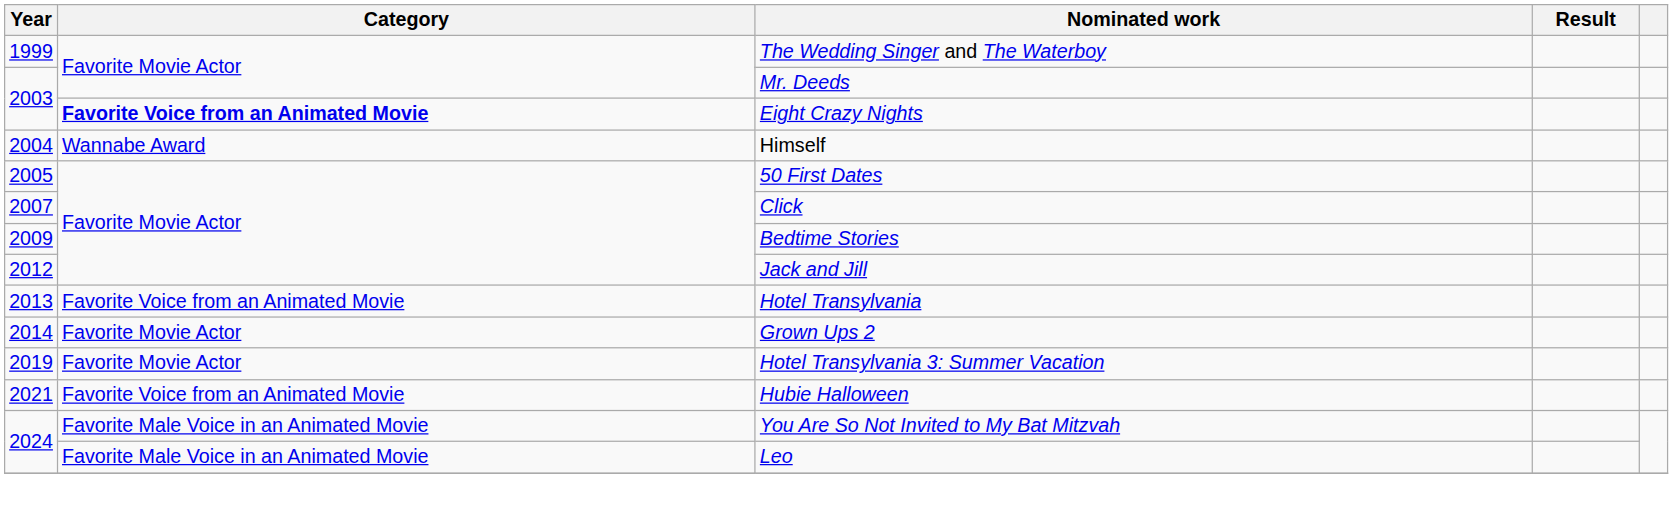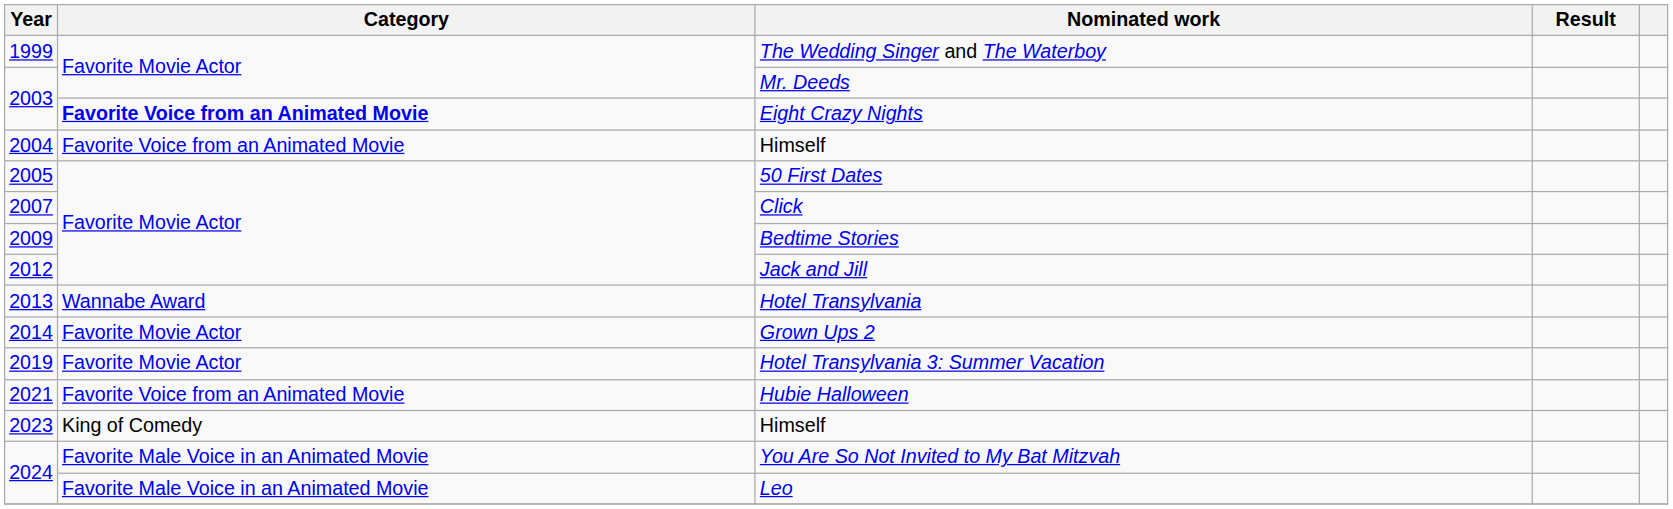(134, 144) Wannabe Award -> (233, 144) Favorite Voice from an Animated Movie
(233, 301) Favorite Voice from an Animated Movie -> (134, 301) Wannabe Award
+ row: (31, 425)
